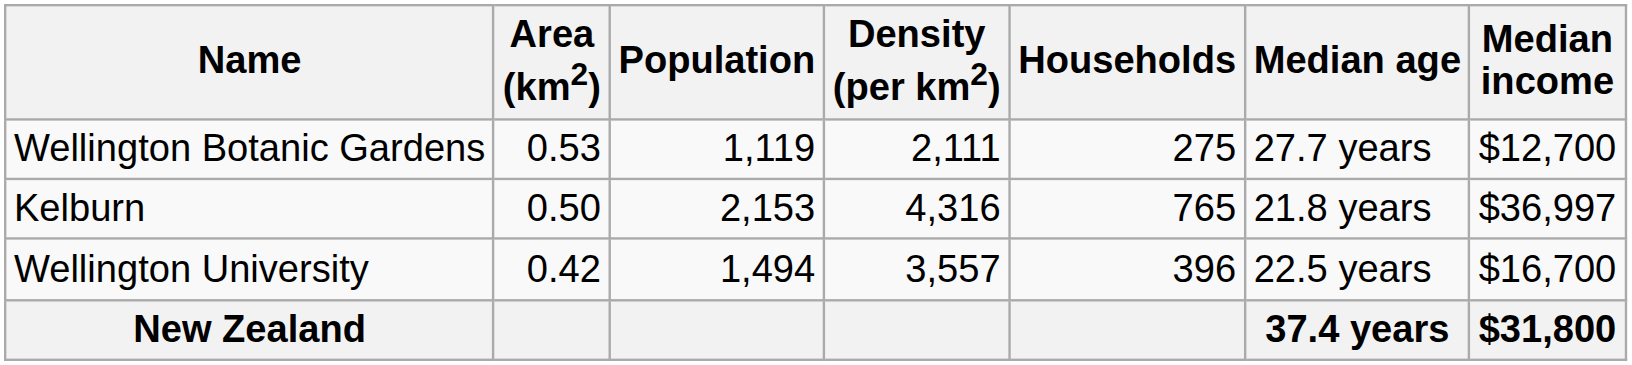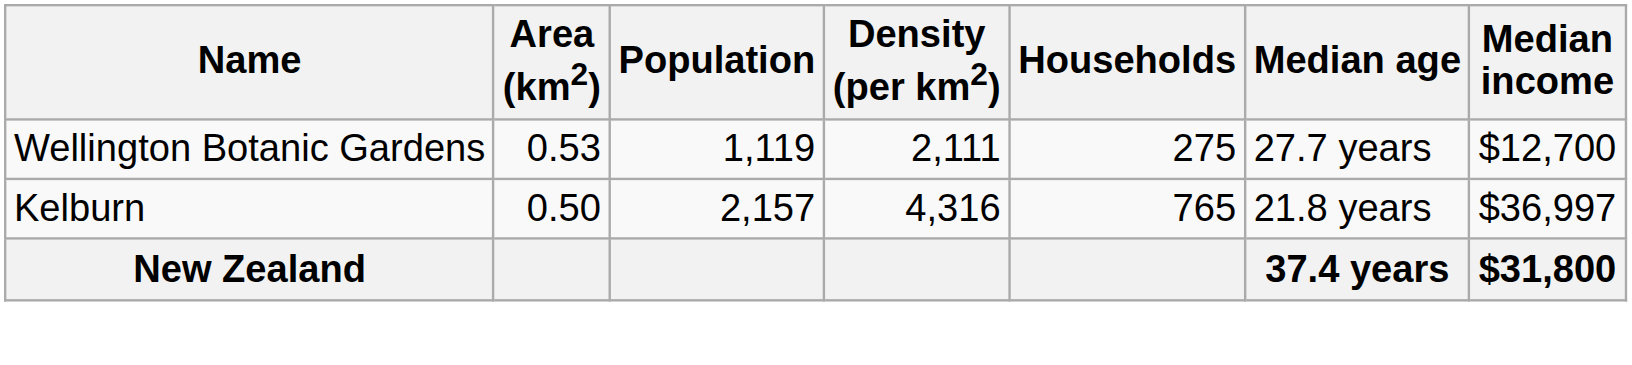(768, 208) 2,153 -> (768, 208) 2,157
- row: (191, 269)
